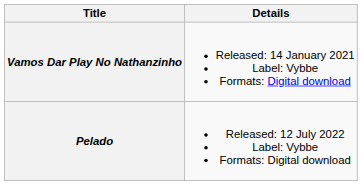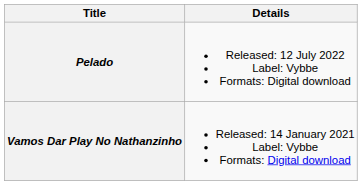rows swapped: (95, 62) <-> (95, 141)
